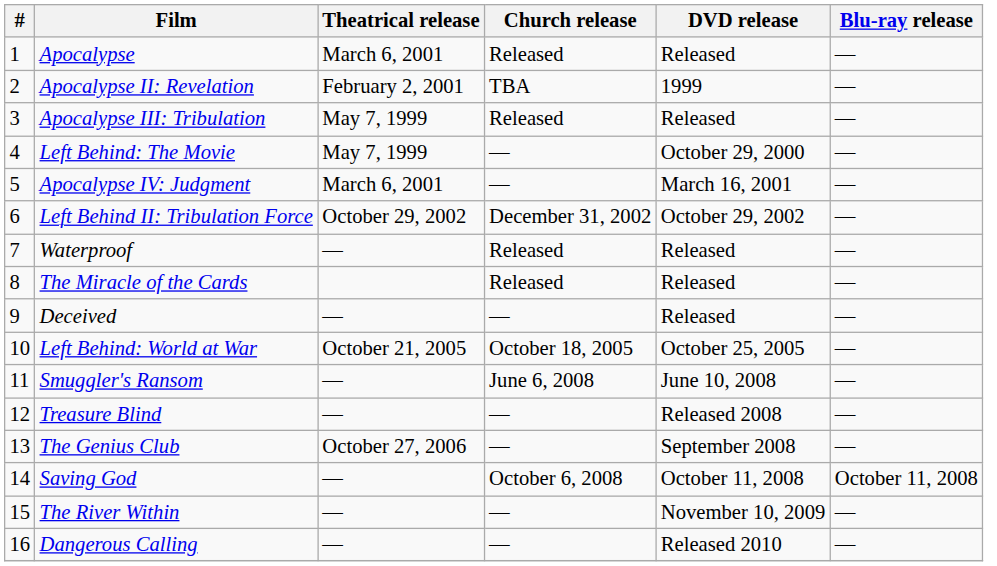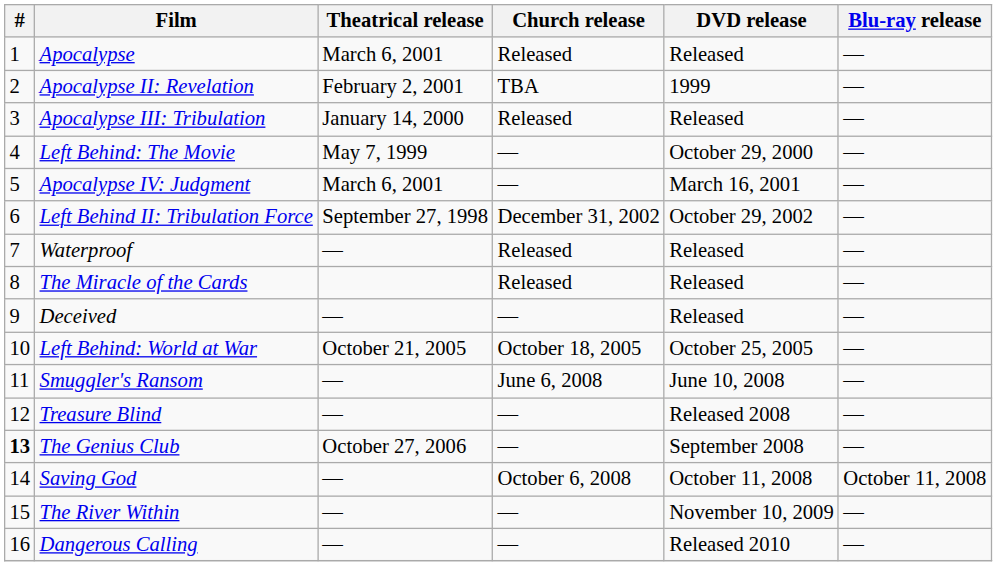(375, 119) May 7, 1999 -> (393, 119) January 14, 2000
(394, 217) October 29, 2002 -> (405, 217) September 27, 1998
(20, 446) normal -> (20, 446) bold
